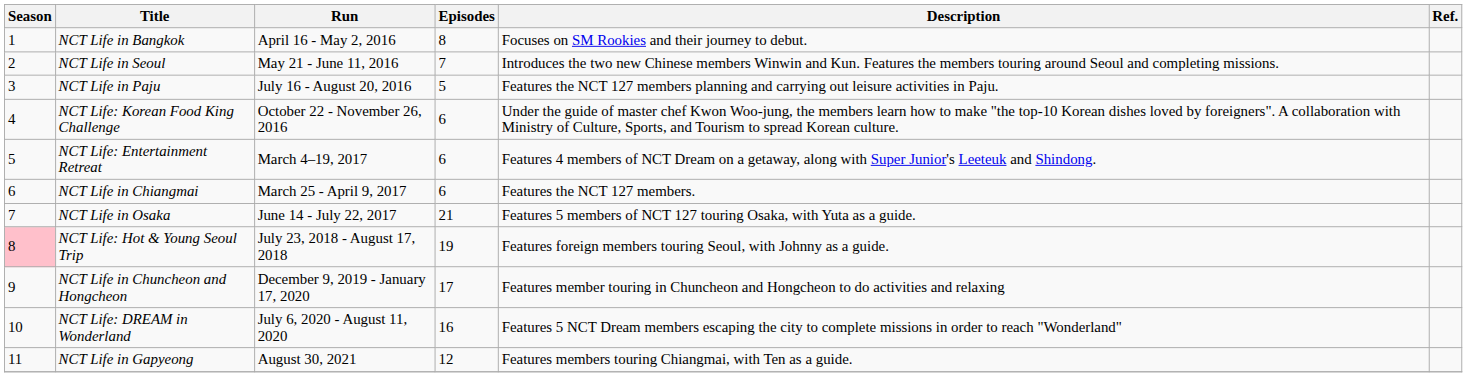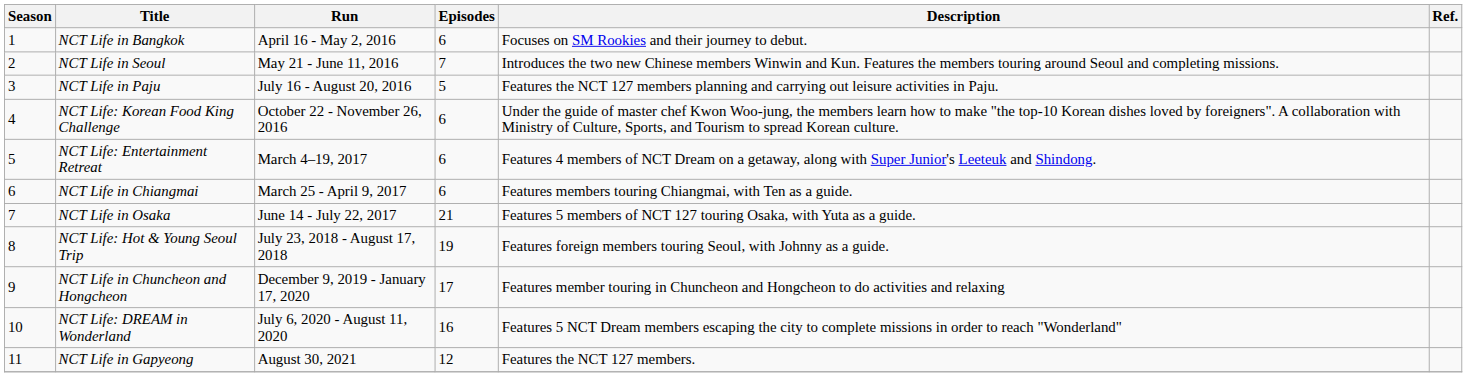(442, 39) 8 -> (442, 39) 6
(598, 191) Features the NCT 127 members. -> (677, 191) Features members touring Chiangmai, with Ten as a guide.
(12, 246) pink background -> (12, 246) no background
(677, 359) Features members touring Chiangmai, with Ten as a guide. -> (598, 359) Features the NCT 127 members.
